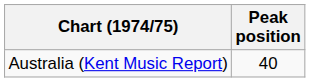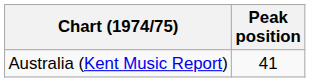(268, 63) 40 -> (268, 63) 41
